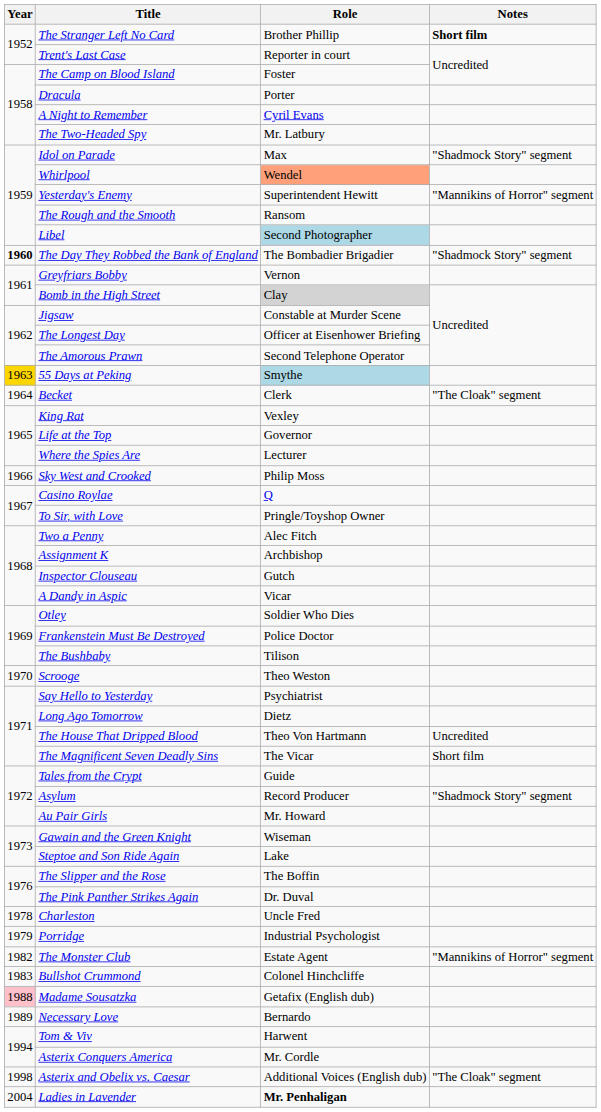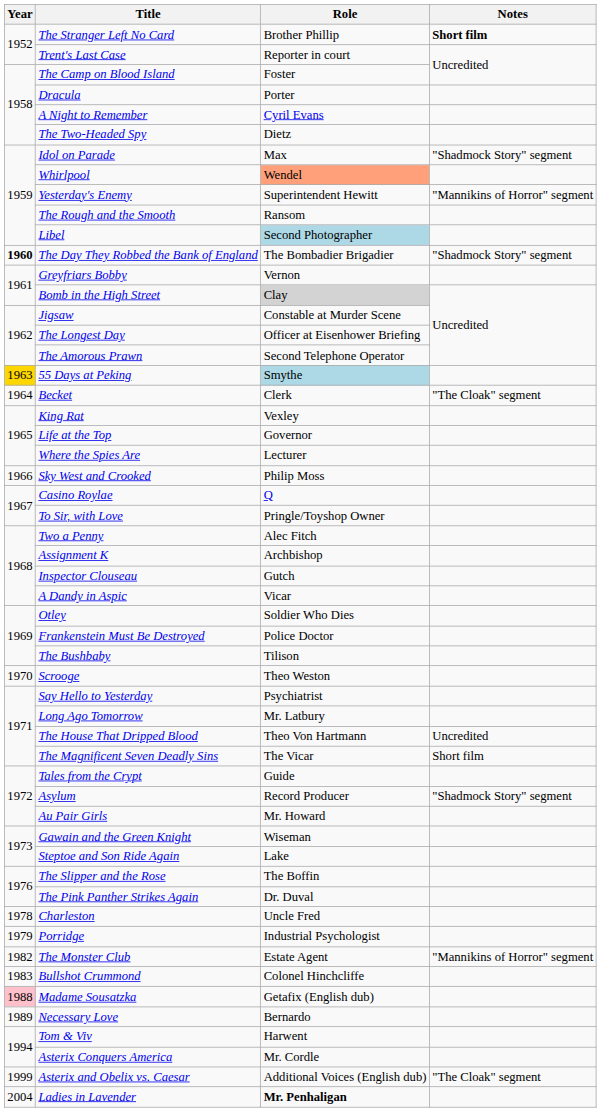(294, 134) Mr. Latbury -> (277, 134) Dietz
(277, 716) Dietz -> (294, 716) Mr. Latbury
(20, 1076) 1998 -> (20, 1076) 1999
